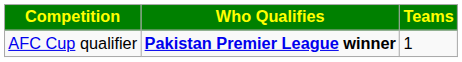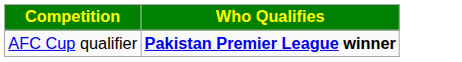- column: (429, 17)
